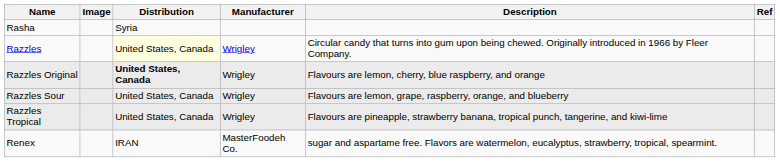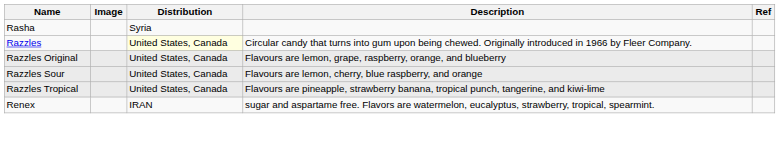- column: (263, 12)
(148, 75) bold -> (178, 58) normal
(426, 75) Flavours are lemon, cherry, blue raspberry, and orange -> (375, 58) Flavours are lemon, grape, raspberry, orange, and blueberry
(438, 96) Flavours are lemon, grape, raspberry, orange, and blueberry -> (364, 74) Flavours are lemon, cherry, blue raspberry, and orange
